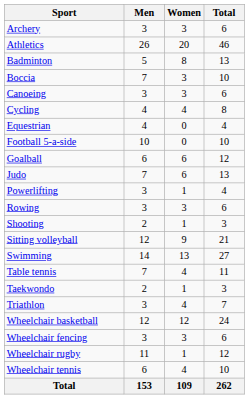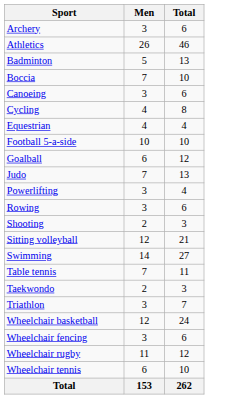- column: (184, 12)
